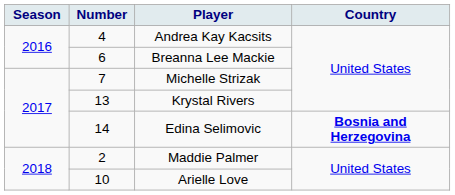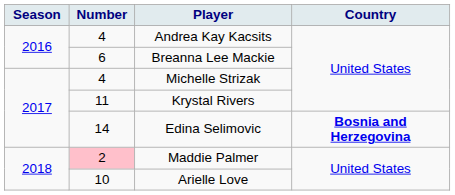(102, 79) 7 -> (102, 79) 4
(102, 100) 13 -> (102, 100) 11
(102, 158) no background -> (102, 158) pink background
